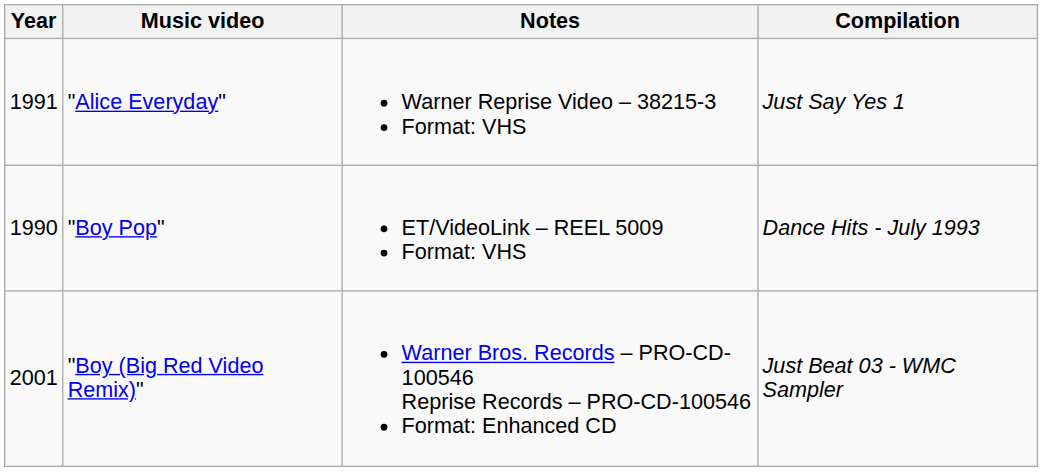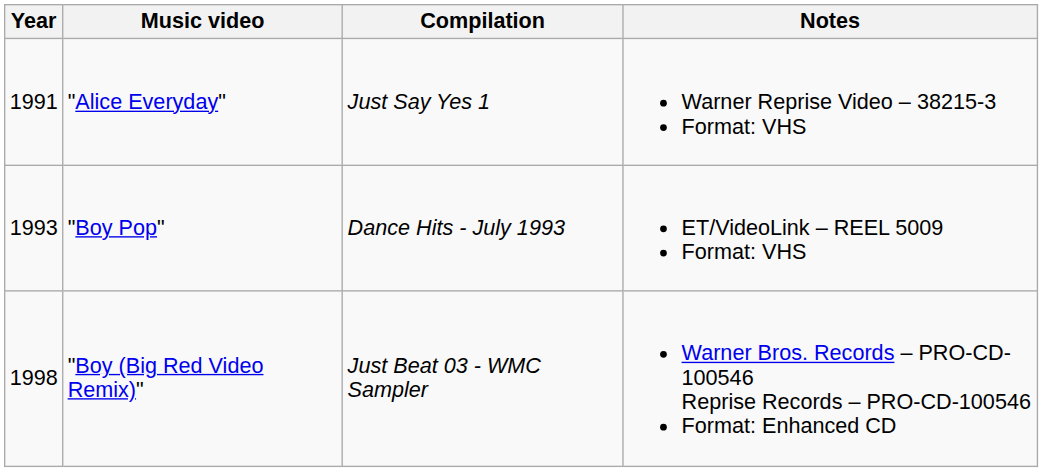columns swapped: (898, 21) <-> (550, 21)
(34, 227) 1990 -> (34, 227) 1993
(34, 378) 2001 -> (34, 378) 1998
